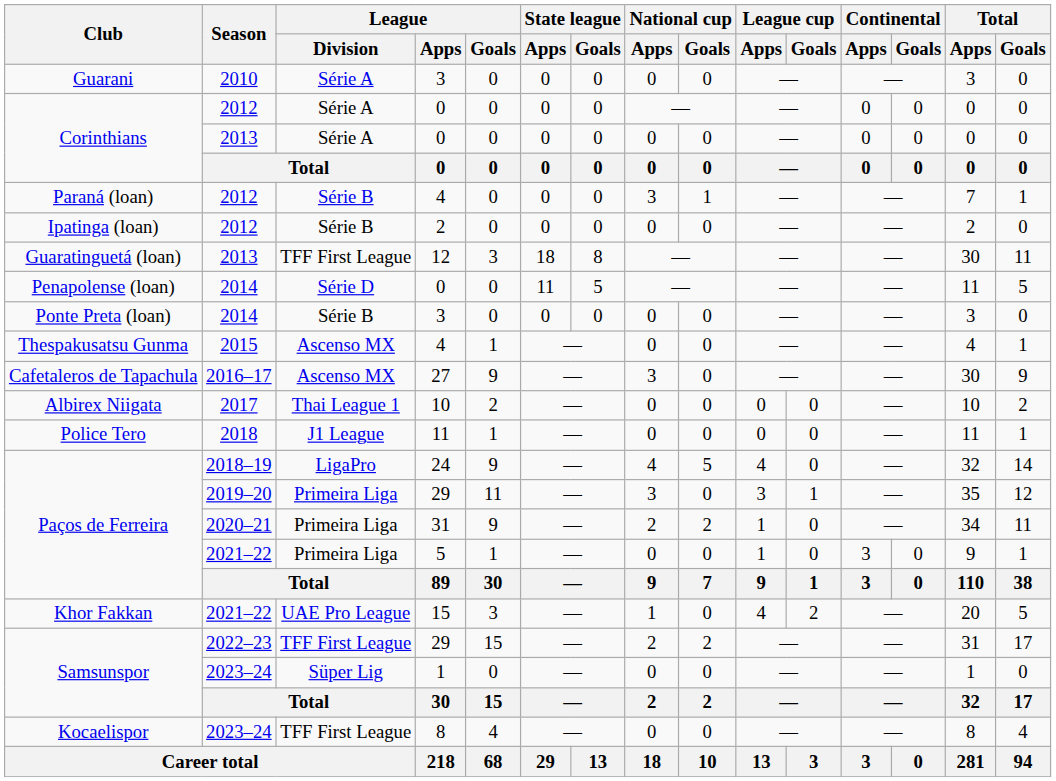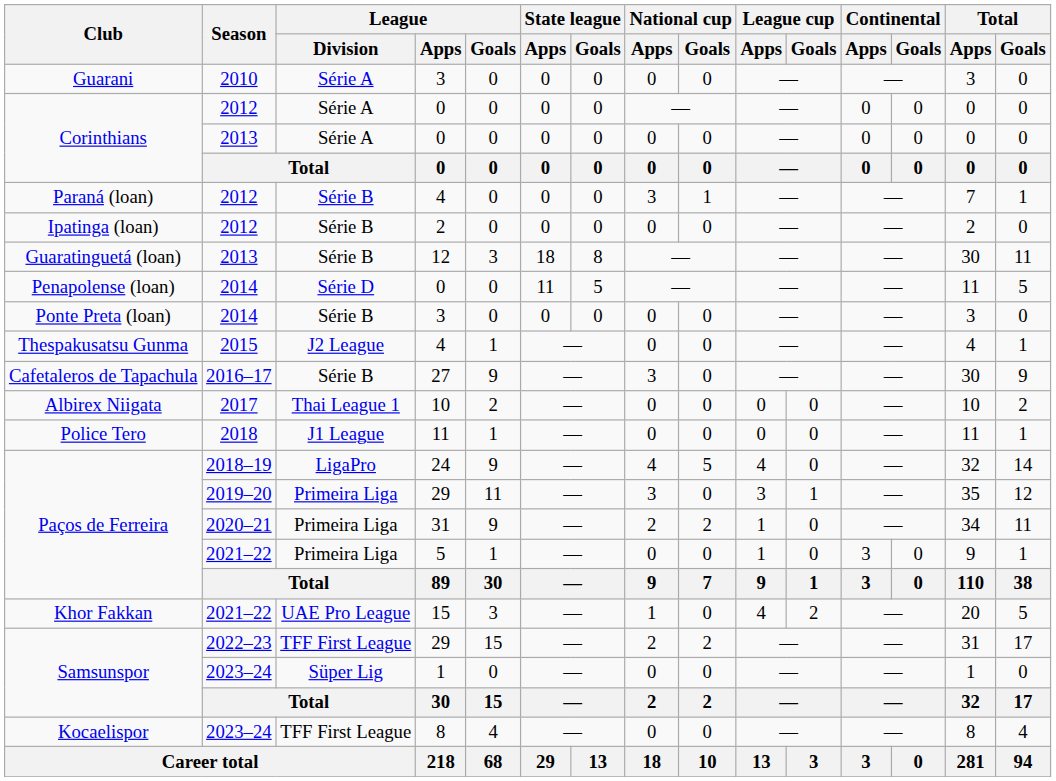(346, 256) TFF First League -> (346, 256) Série B
(346, 345) Ascenso MX -> (346, 345) J2 League
(346, 375) Ascenso MX -> (346, 375) Série B
